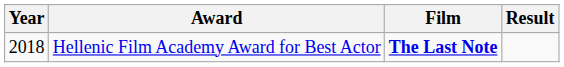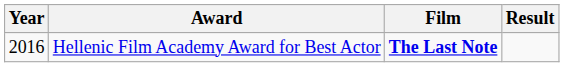(27, 47) 2018 -> (27, 47) 2016
